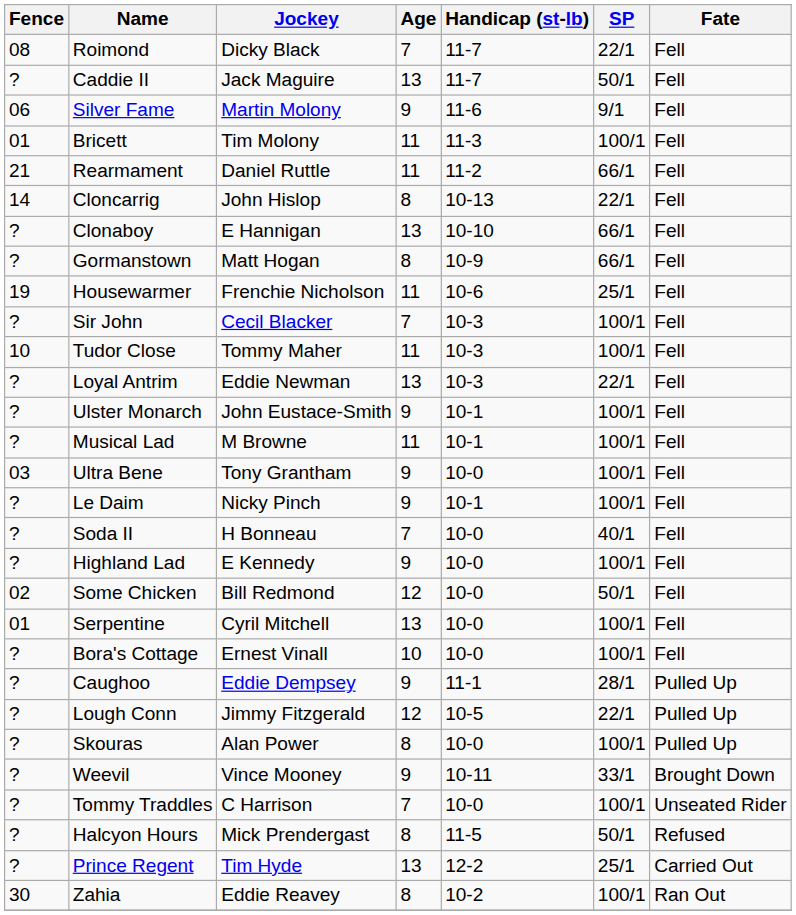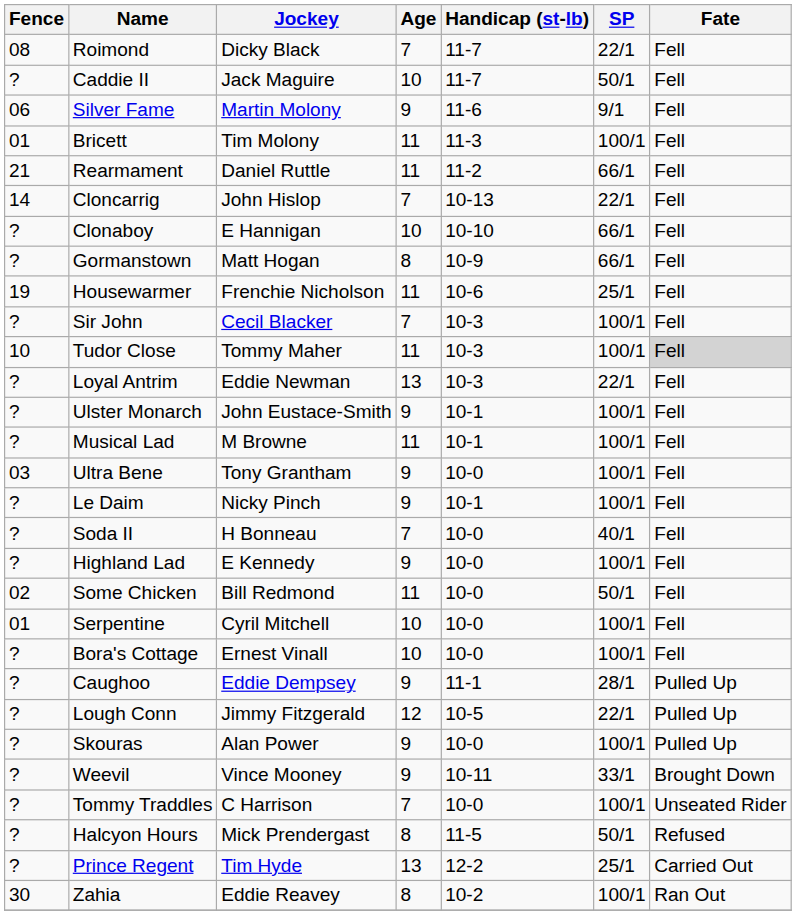(411, 79) 13 -> (411, 79) 10
(406, 200) 8 -> (406, 200) 7
(411, 230) 13 -> (411, 230) 10
(670, 351) no background -> (670, 351) lightgrey background
(411, 593) 12 -> (410, 593) 11
(411, 623) 13 -> (411, 623) 10
(406, 744) 8 -> (406, 744) 9
